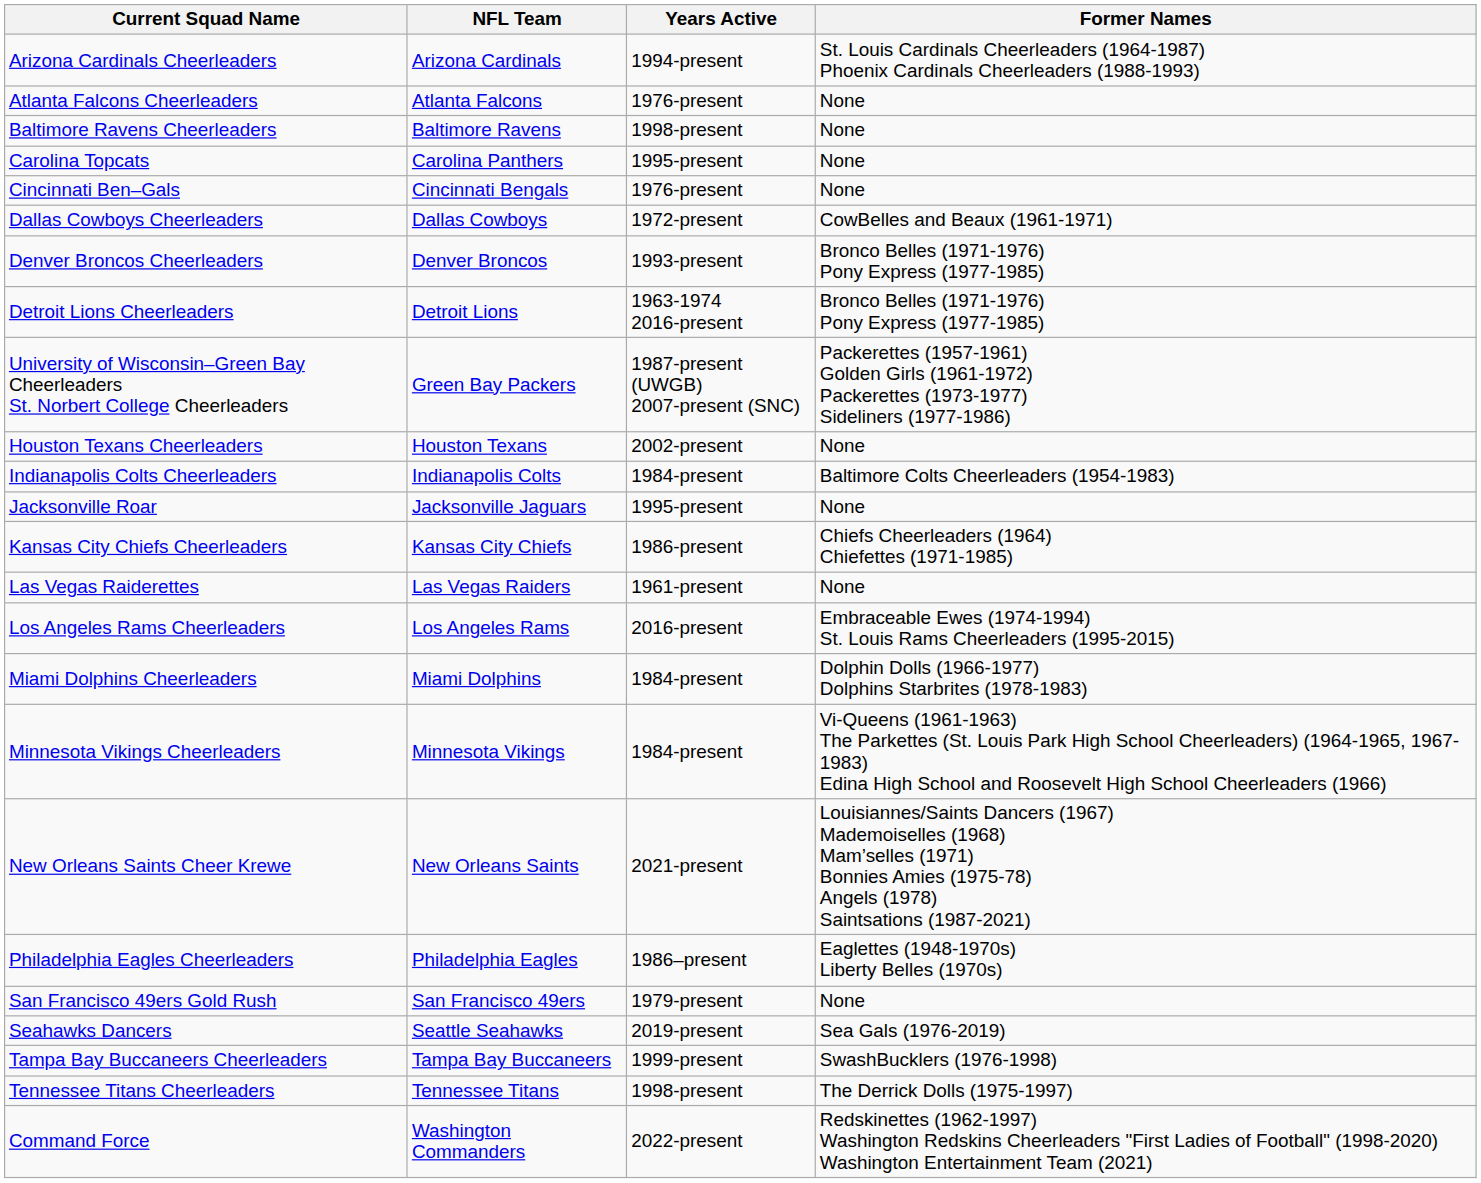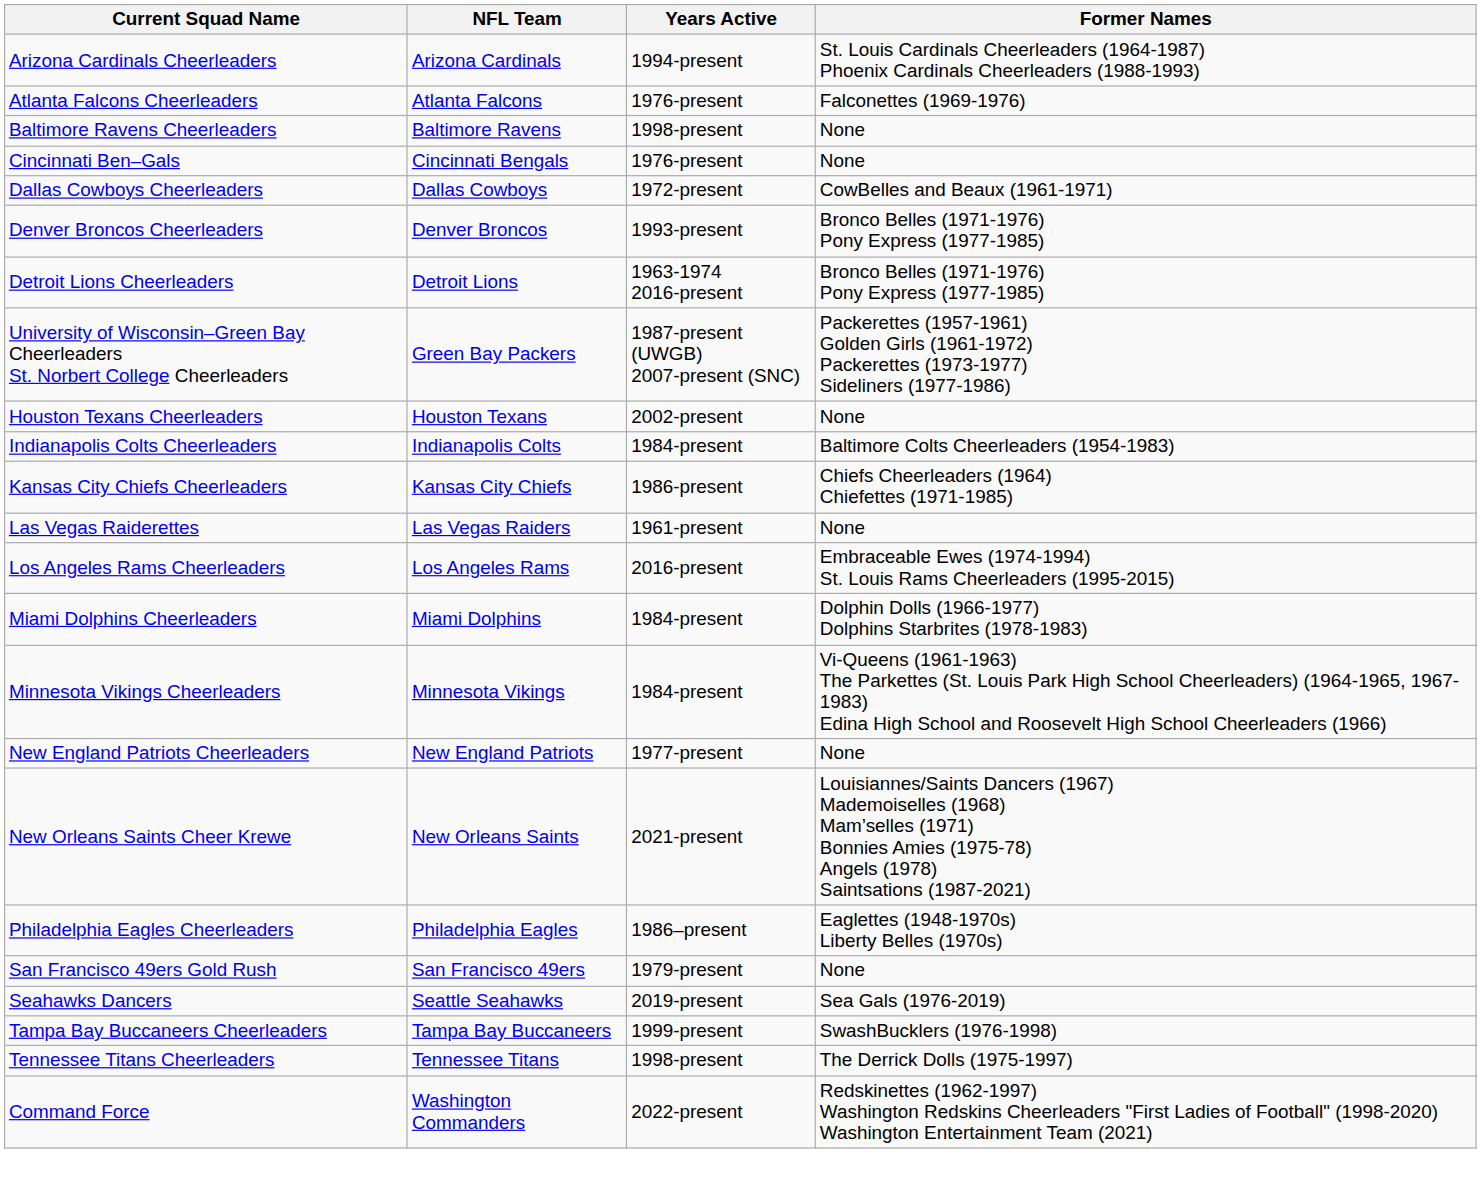(842, 100) None -> (923, 100) Falconettes (1969-1976)
- row: (79, 160)
- row: (83, 506)
+ row: (159, 753)
